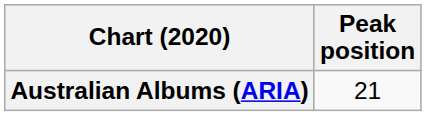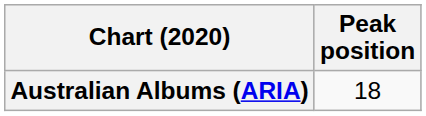(368, 90) 21 -> (368, 90) 18
